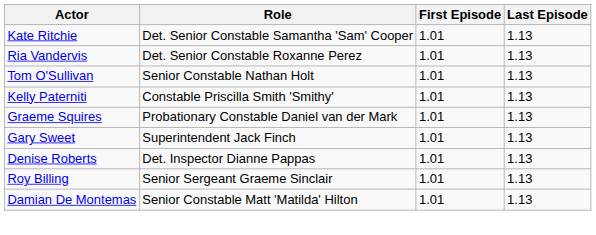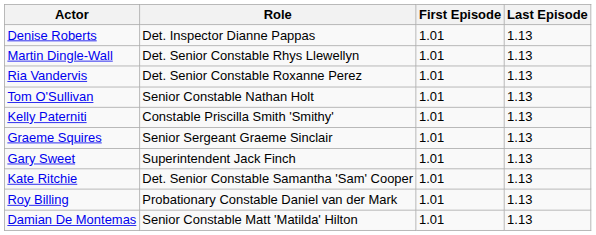rows swapped: (42, 35) <-> (52, 158)
+ row: (60, 55)
(270, 117) Probationary Constable Daniel van der Mark -> (237, 138) Senior Sergeant Graeme Sinclair
(237, 179) Senior Sergeant Graeme Sinclair -> (270, 199) Probationary Constable Daniel van der Mark
